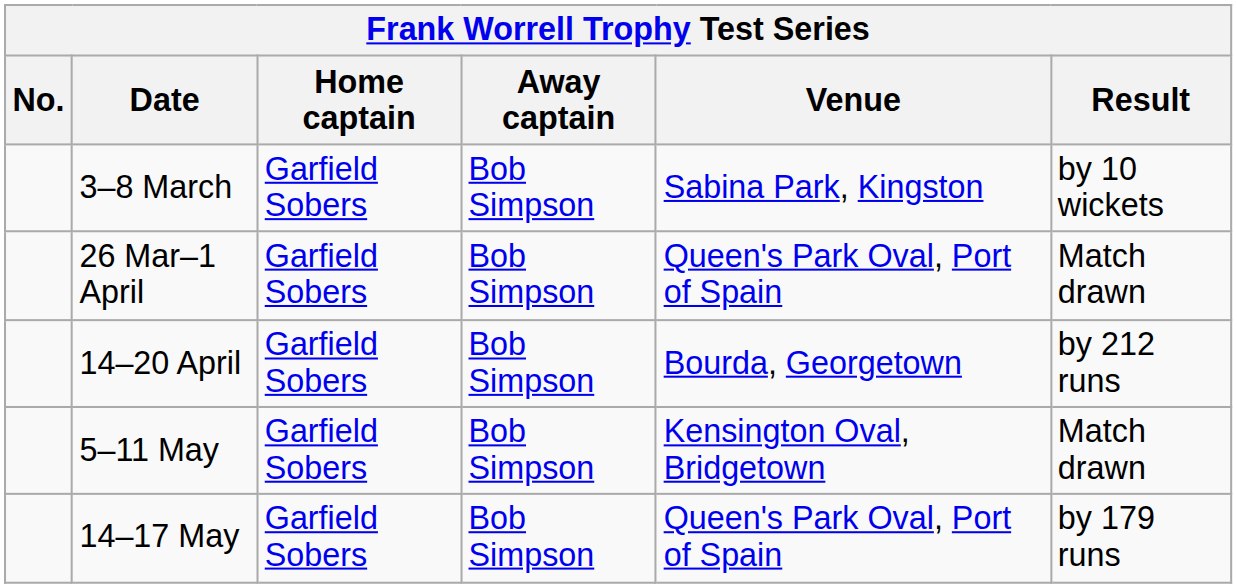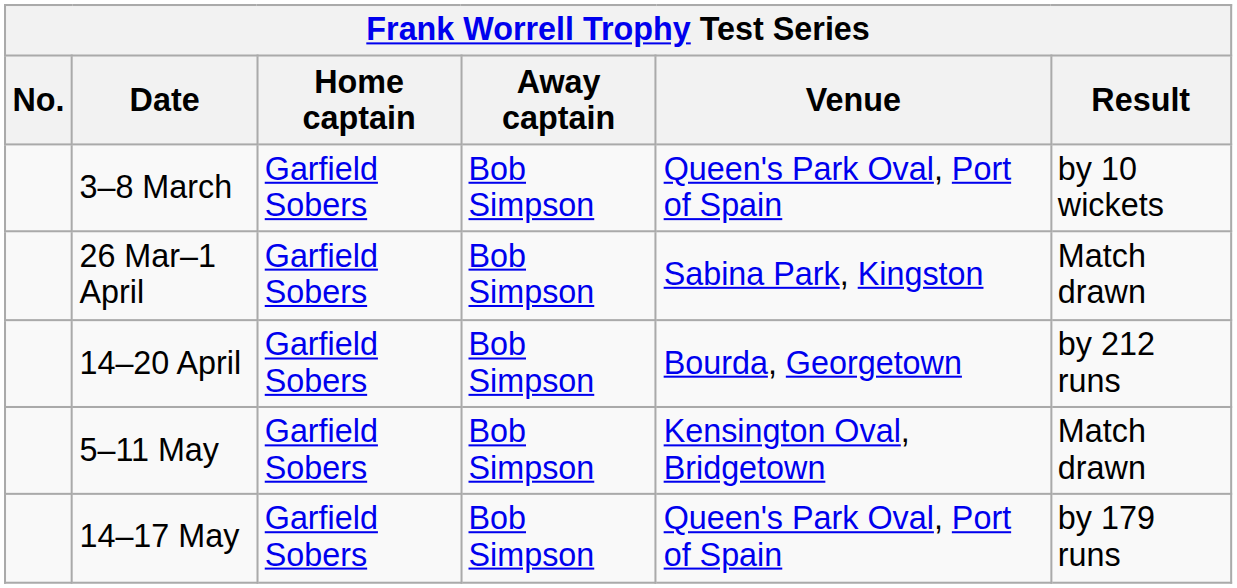(824, 187) Sabina Park, Kingston -> (837, 187) Queen's Park Oval, Port of Spain
(837, 274) Queen's Park Oval, Port of Spain -> (824, 274) Sabina Park, Kingston
